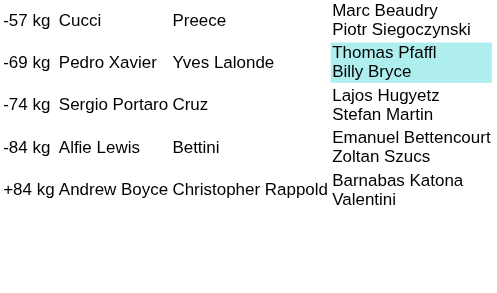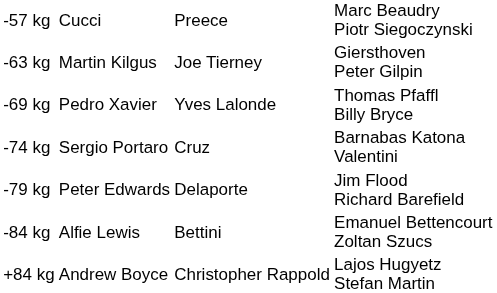+ row: (27, 62)
(384, 62) paleturquoise background -> (386, 105) no background
(386, 105) Lajos Hugyetz Stefan Martin -> (400, 147) Barnabas Katona Valentini
+ row: (27, 189)
(398, 189) Barnabas Katona Valentini -> (388, 274) Lajos Hugyetz Stefan Martin
